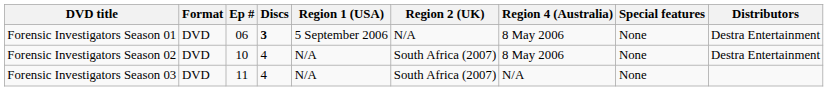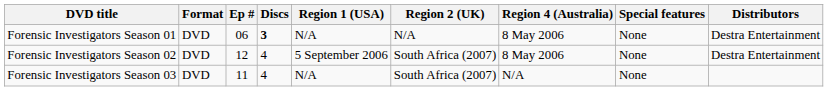(341, 34) 5 September 2006 -> (306, 34) N/A
(242, 55) 10 -> (242, 55) 12
(306, 55) N/A -> (341, 55) 5 September 2006
